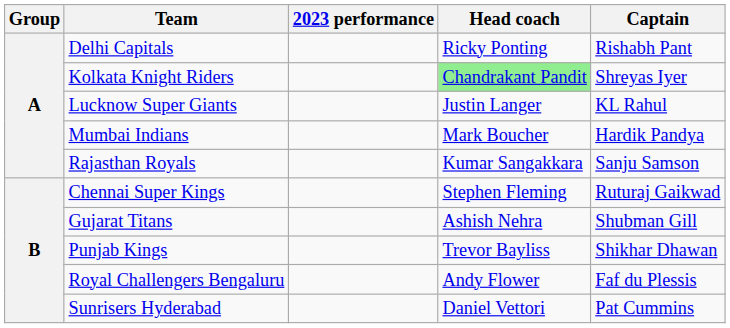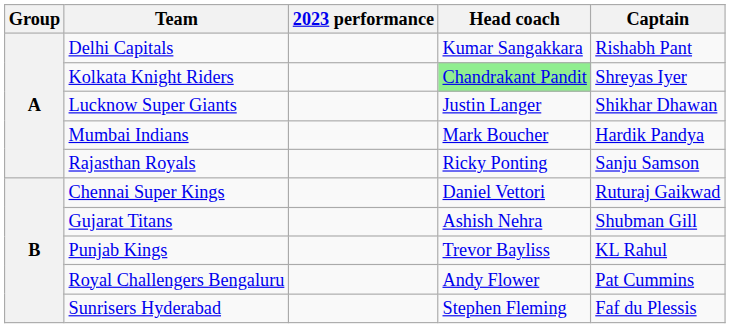(495, 47) Ricky Ponting -> (513, 47) Kumar Sangakkara
(631, 105) KL Rahul -> (656, 105) Shikhar Dhawan
(513, 163) Kumar Sangakkara -> (495, 163) Ricky Ponting
(505, 192) Stephen Fleming -> (494, 192) Daniel Vettori
(656, 250) Shikhar Dhawan -> (631, 250) KL Rahul
(646, 279) Faf du Plessis -> (645, 279) Pat Cummins
(494, 308) Daniel Vettori -> (505, 308) Stephen Fleming
(645, 308) Pat Cummins -> (646, 308) Faf du Plessis
